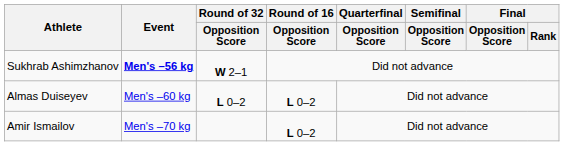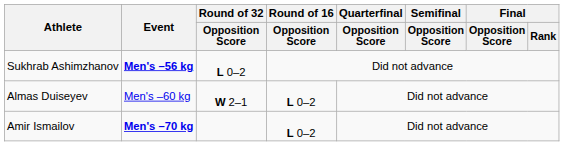(231, 72) W 2–1 -> (231, 72) L 0–2
(231, 103) L 0–2 -> (231, 103) W 2–1
(157, 127) normal -> (159, 127) bold
